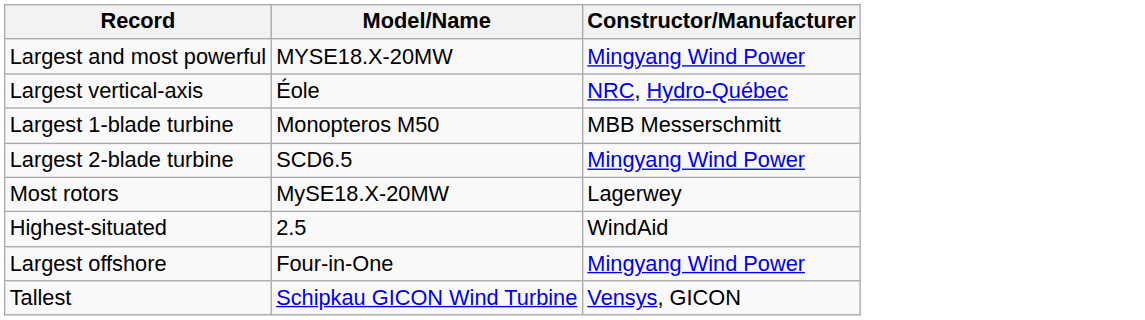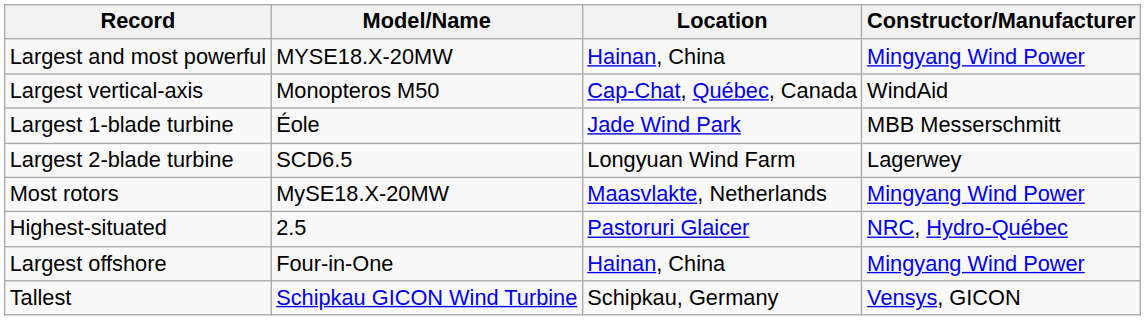+ column: (722, 21)
(298, 90) Éole -> (358, 90) Monopteros M50
(688, 90) NRC, Hydro-Québec -> (908, 90) WindAid
(358, 125) Monopteros M50 -> (298, 125) Éole
(696, 159) Mingyang Wind Power -> (914, 159) Lagerwey
(634, 194) Lagerwey -> (976, 194) Mingyang Wind Power
(628, 228) WindAid -> (967, 228) NRC, Hydro-Québec
